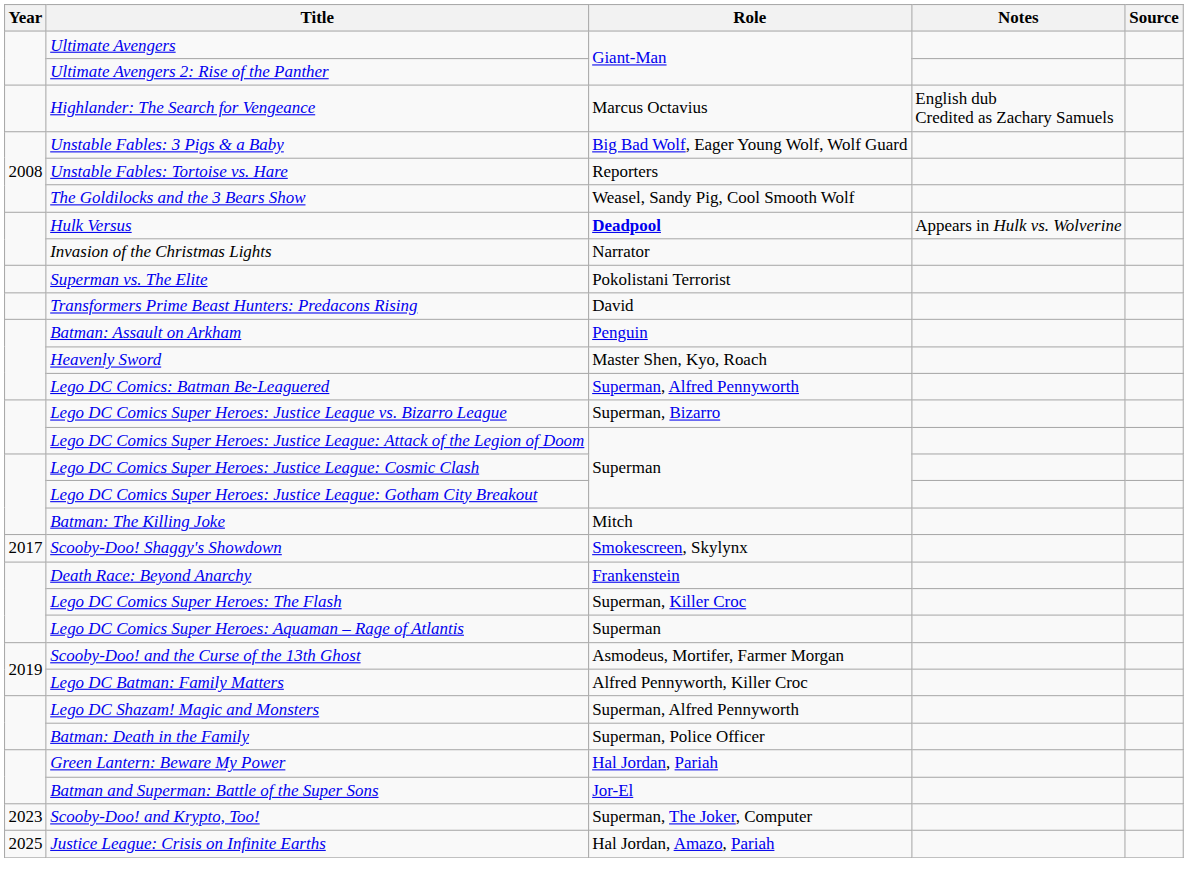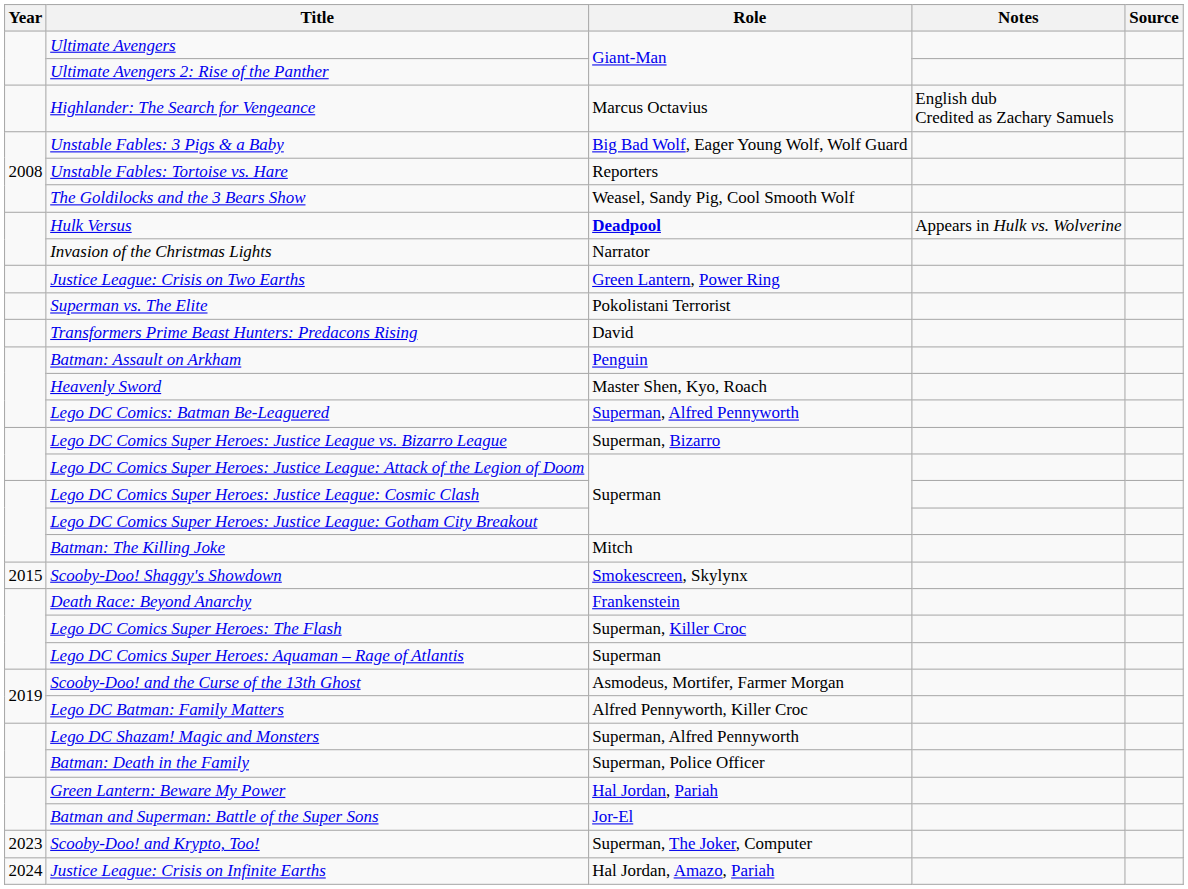+ row: (177, 279)
(25, 548) 2017 -> (25, 574) 2015
(25, 843) 2025 -> (25, 870) 2024
